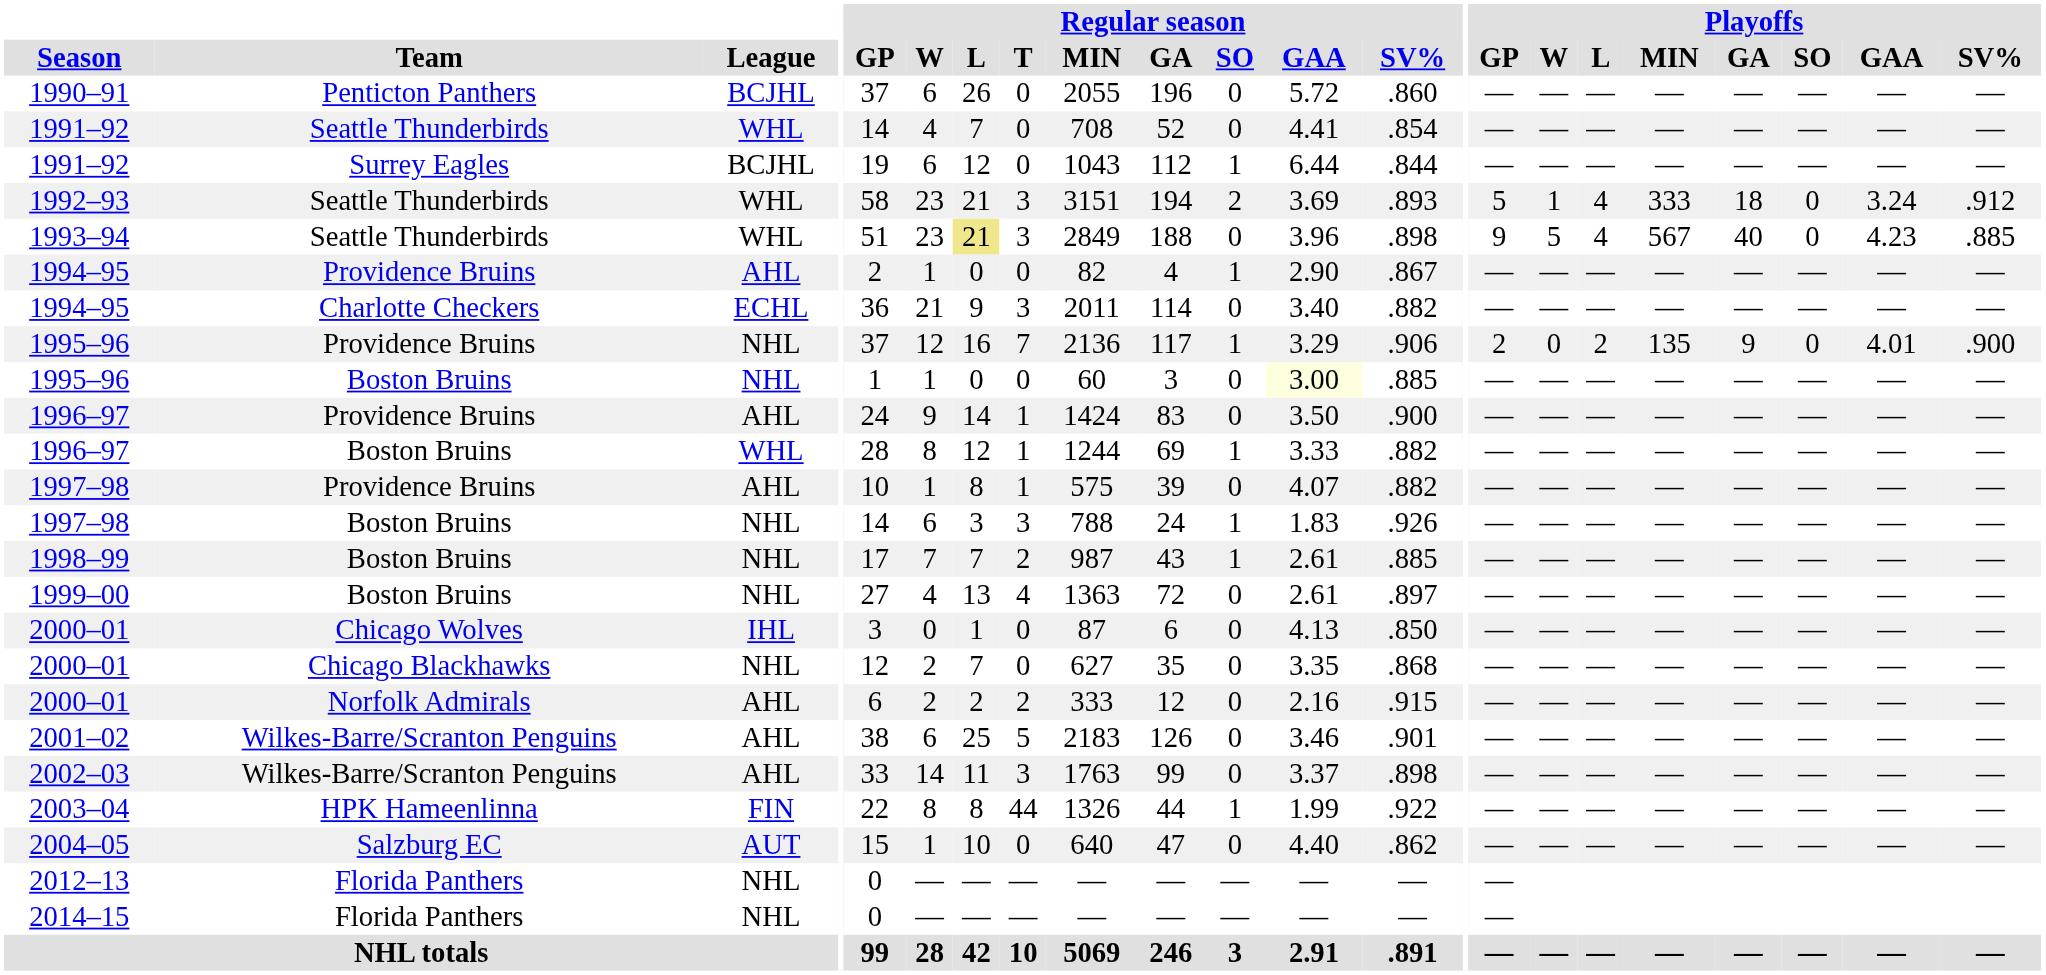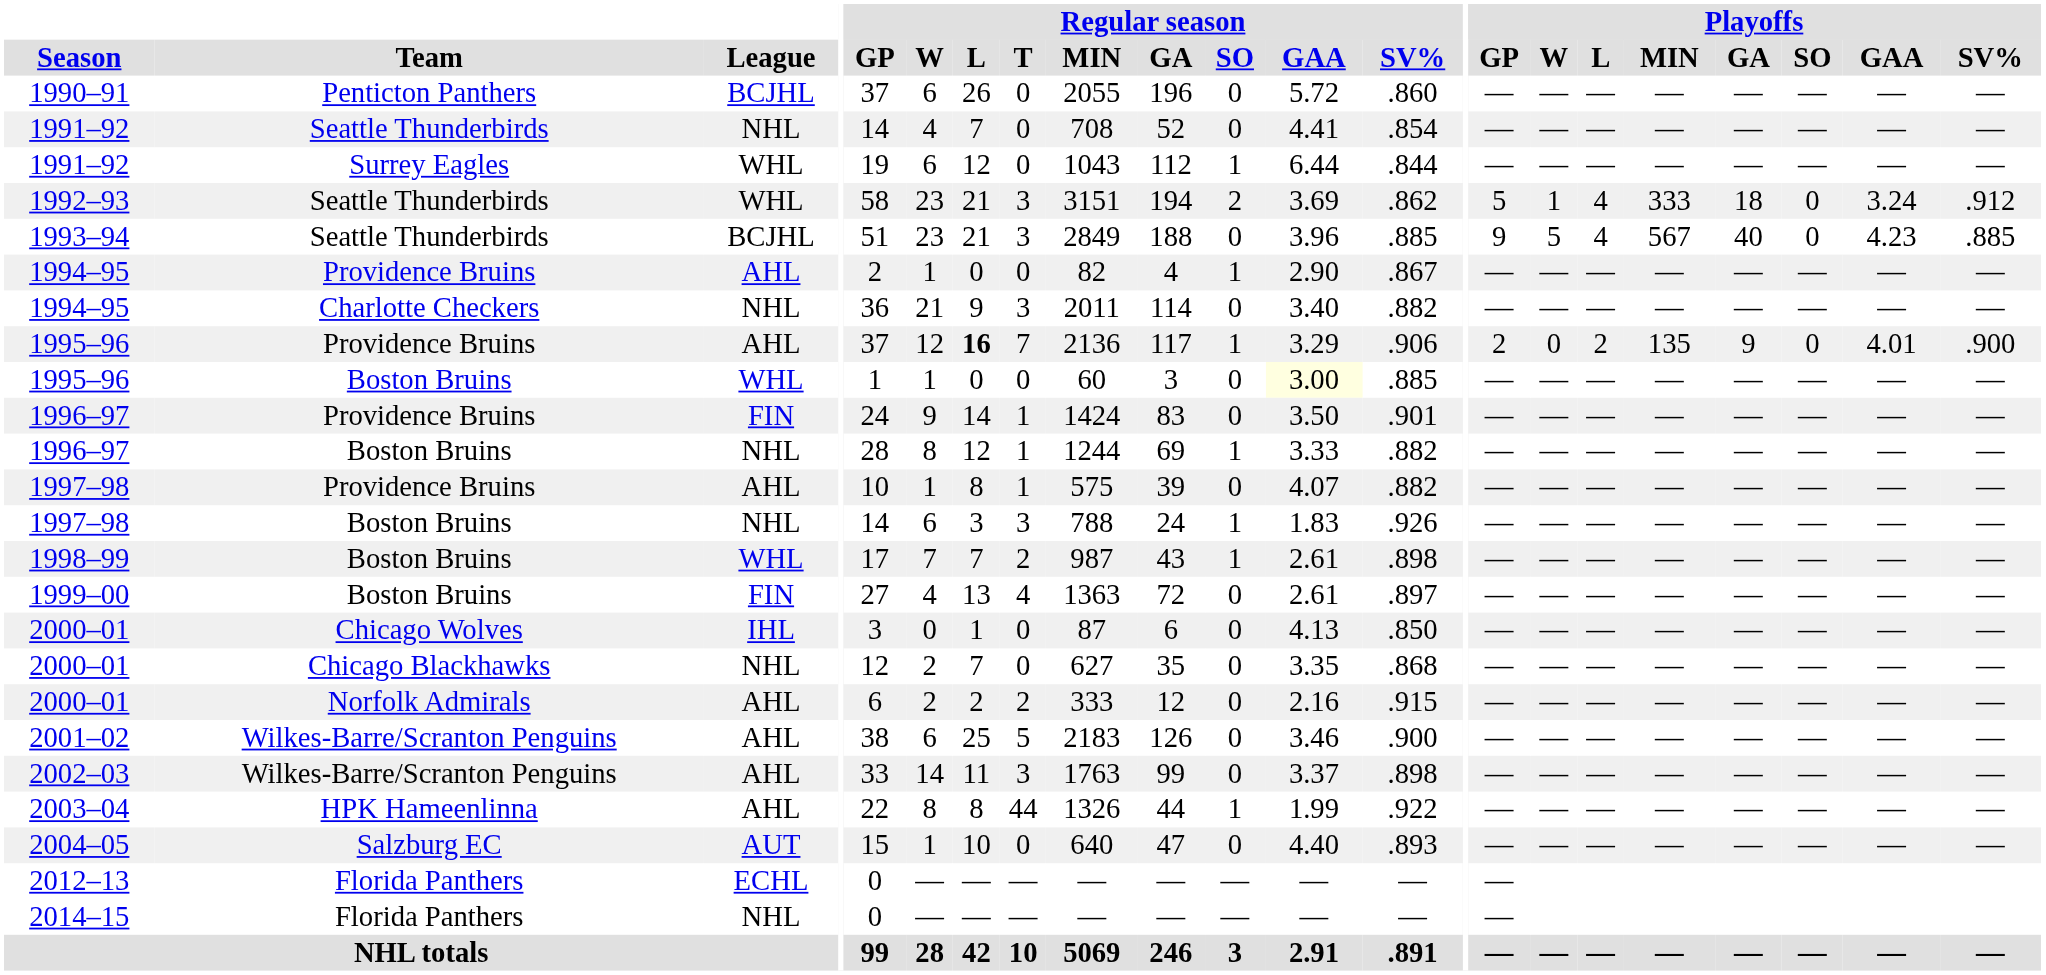(771, 128) WHL -> (771, 128) NHL
(771, 164) BCJHL -> (771, 164) WHL
(1413, 200) .893 -> (1413, 200) .862
(771, 236) WHL -> (771, 236) BCJHL
(976, 236) khaki background -> (976, 236) no background
(1413, 236) .898 -> (1413, 236) .885
(771, 307) ECHL -> (771, 307) NHL
(771, 343) NHL -> (771, 343) AHL
(976, 343) normal -> (976, 343) bold
(771, 379) NHL -> (771, 379) WHL
(771, 415) AHL -> (771, 415) FIN
(1413, 415) .900 -> (1413, 415) .901
(771, 451) WHL -> (771, 451) NHL
(771, 558) NHL -> (771, 558) WHL
(1413, 558) .885 -> (1413, 558) .898
(771, 594) NHL -> (771, 594) FIN
(1413, 737) .901 -> (1413, 737) .900
(771, 809) FIN -> (771, 809) AHL
(1413, 844) .862 -> (1413, 844) .893
(771, 880) NHL -> (771, 880) ECHL
